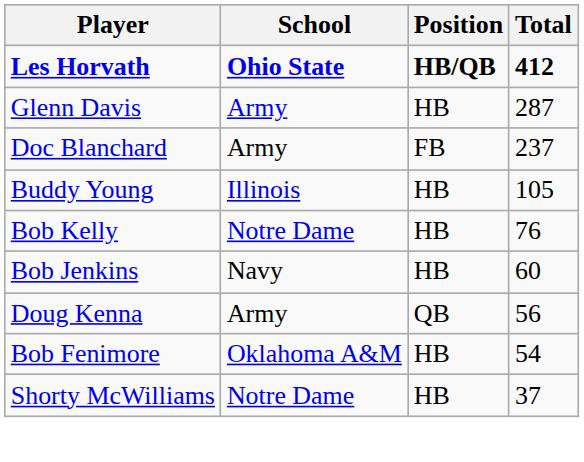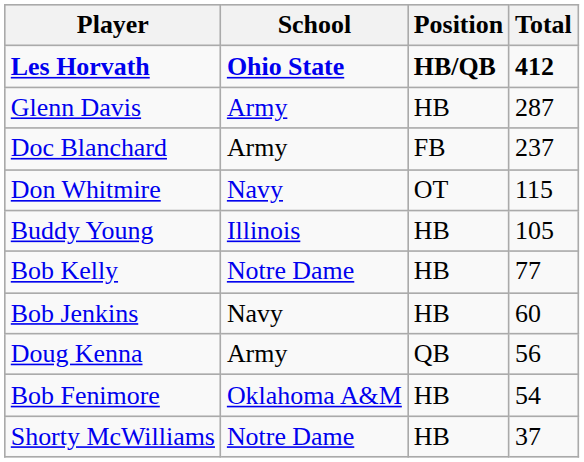+ row: (86, 189)
(528, 230) 76 -> (528, 271) 77
